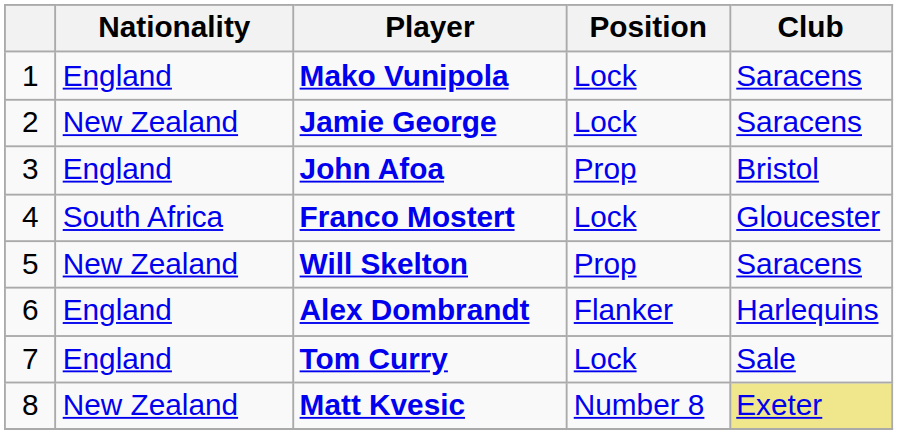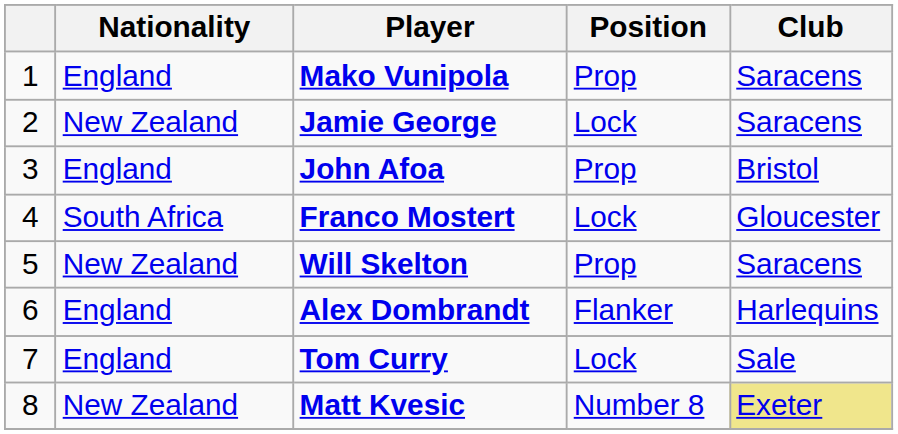(605, 75) Lock -> (605, 75) Prop
